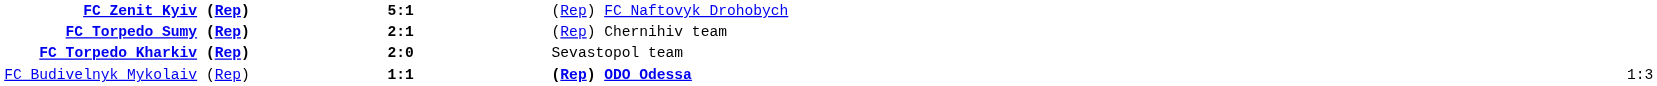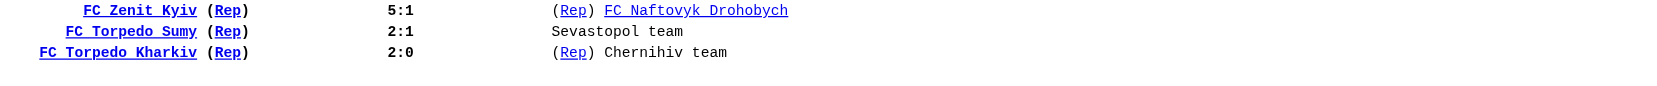(639, 32) (Rep) Chernihiv team -> (617, 32) Sevastopol team
(617, 54) Sevastopol team -> (639, 54) (Rep) Chernihiv team
- row: (127, 75)
